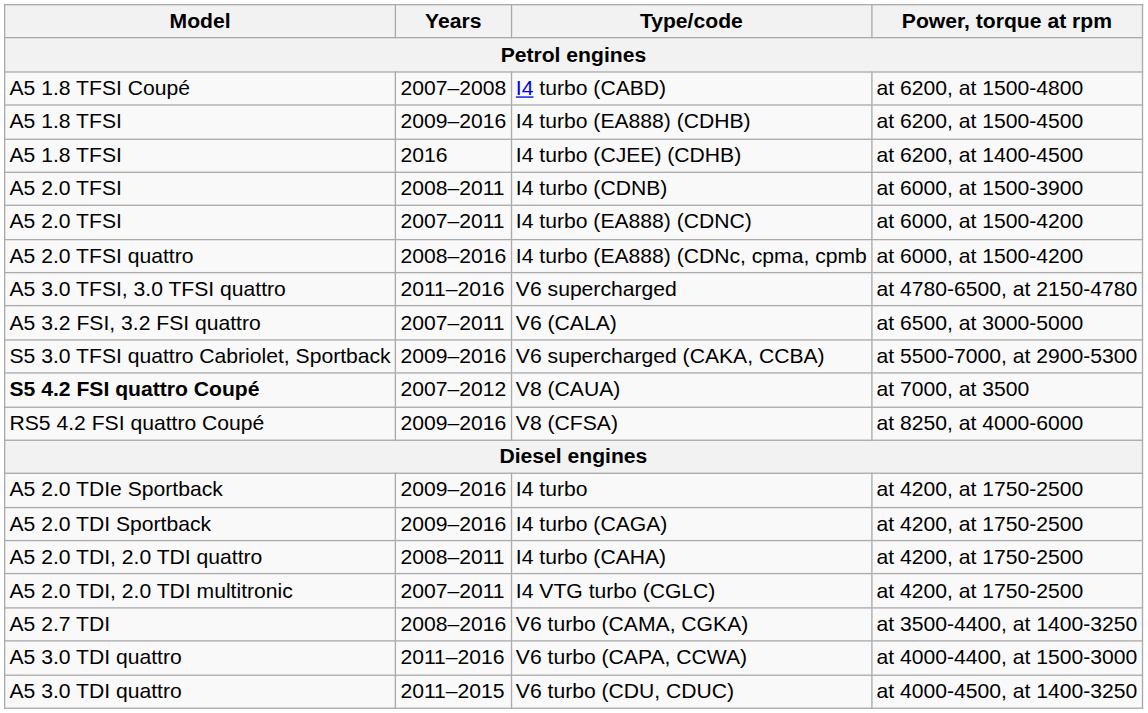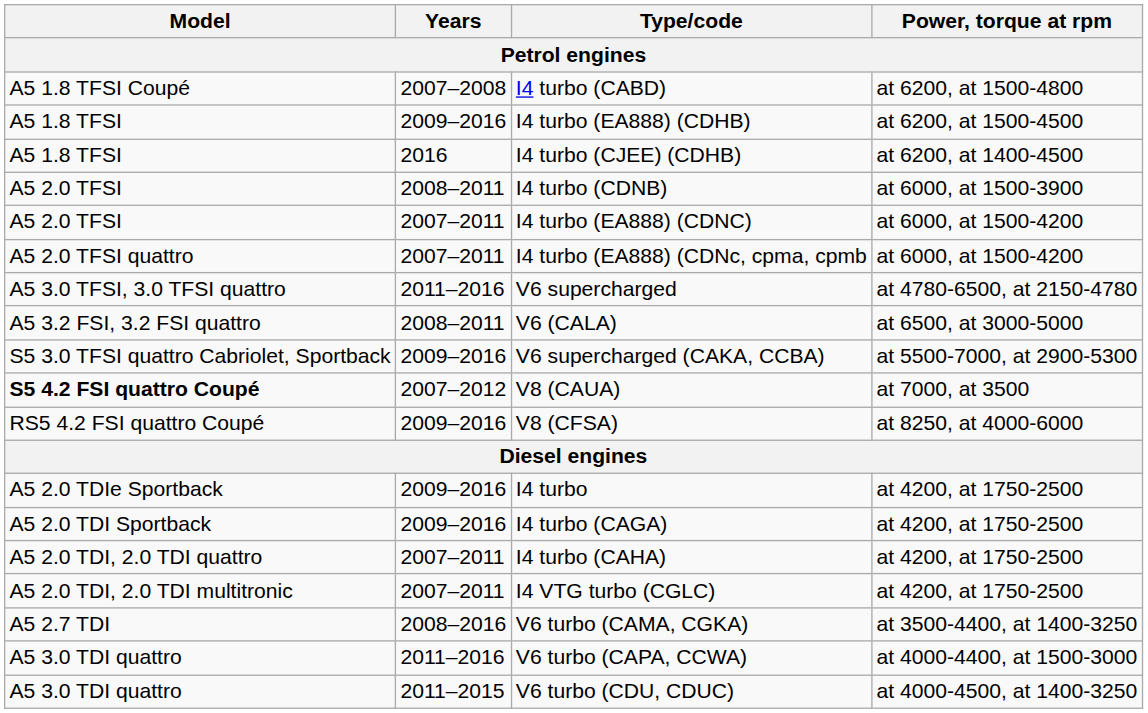(453, 255) 2008–2016 -> (452, 255) 2007–2011
(452, 322) 2007–2011 -> (452, 322) 2008–2011
(452, 557) 2008–2011 -> (452, 557) 2007–2011
